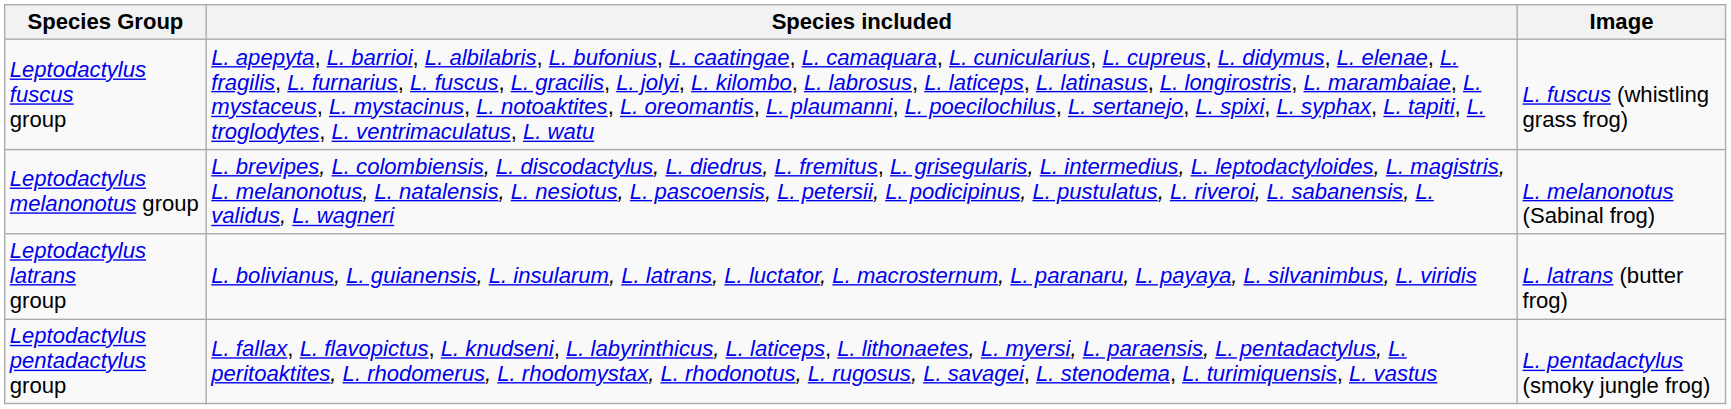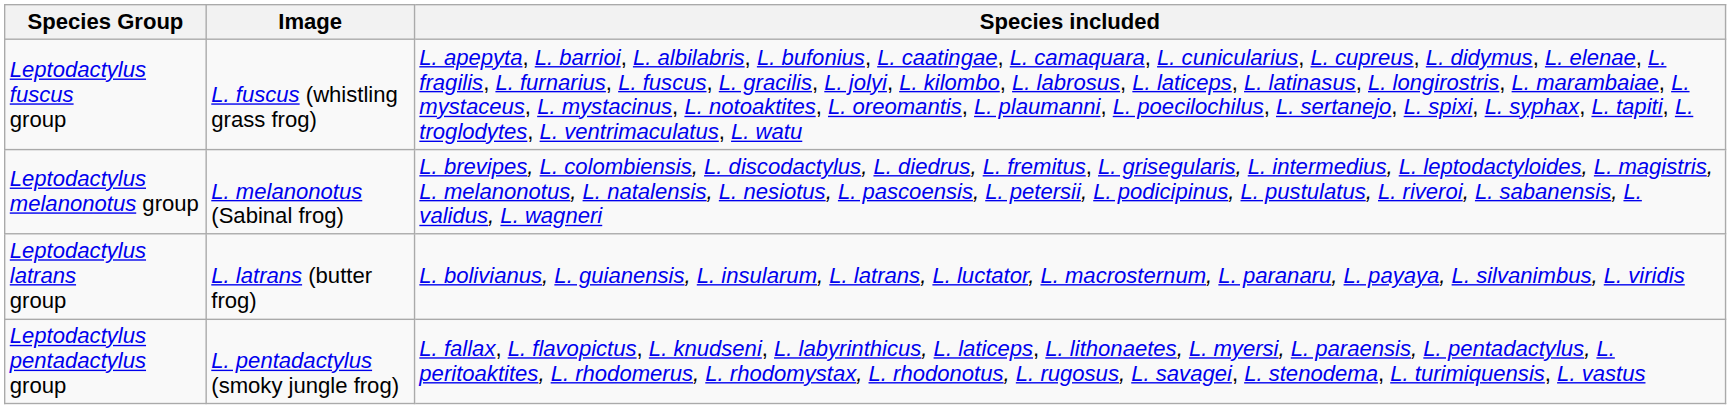columns swapped: (862, 22) <-> (1622, 22)
